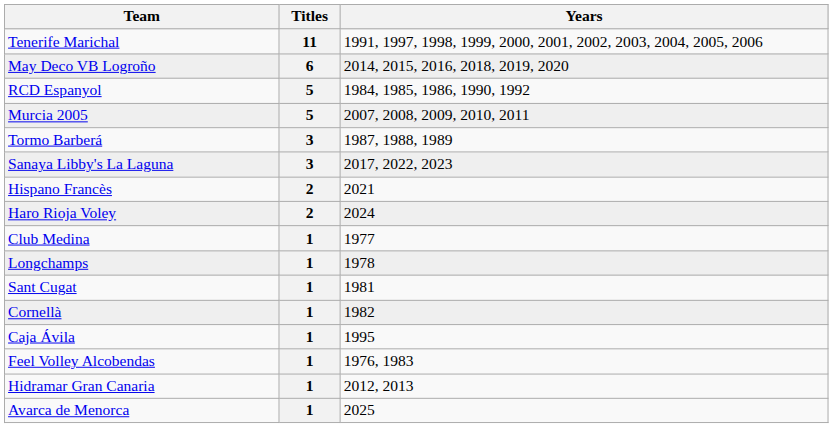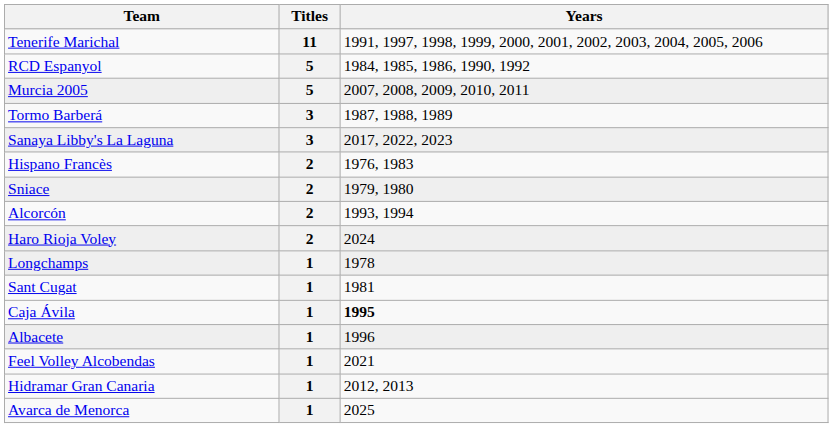- row: (82, 66)
(359, 189) 2021 -> (379, 164) 1976, 1983
+ row: (29, 189)
+ row: (37, 213)
- row: (49, 238)
- row: (35, 312)
(359, 336) normal -> (359, 312) bold
+ row: (36, 336)
(379, 361) 1976, 1983 -> (359, 361) 2021
